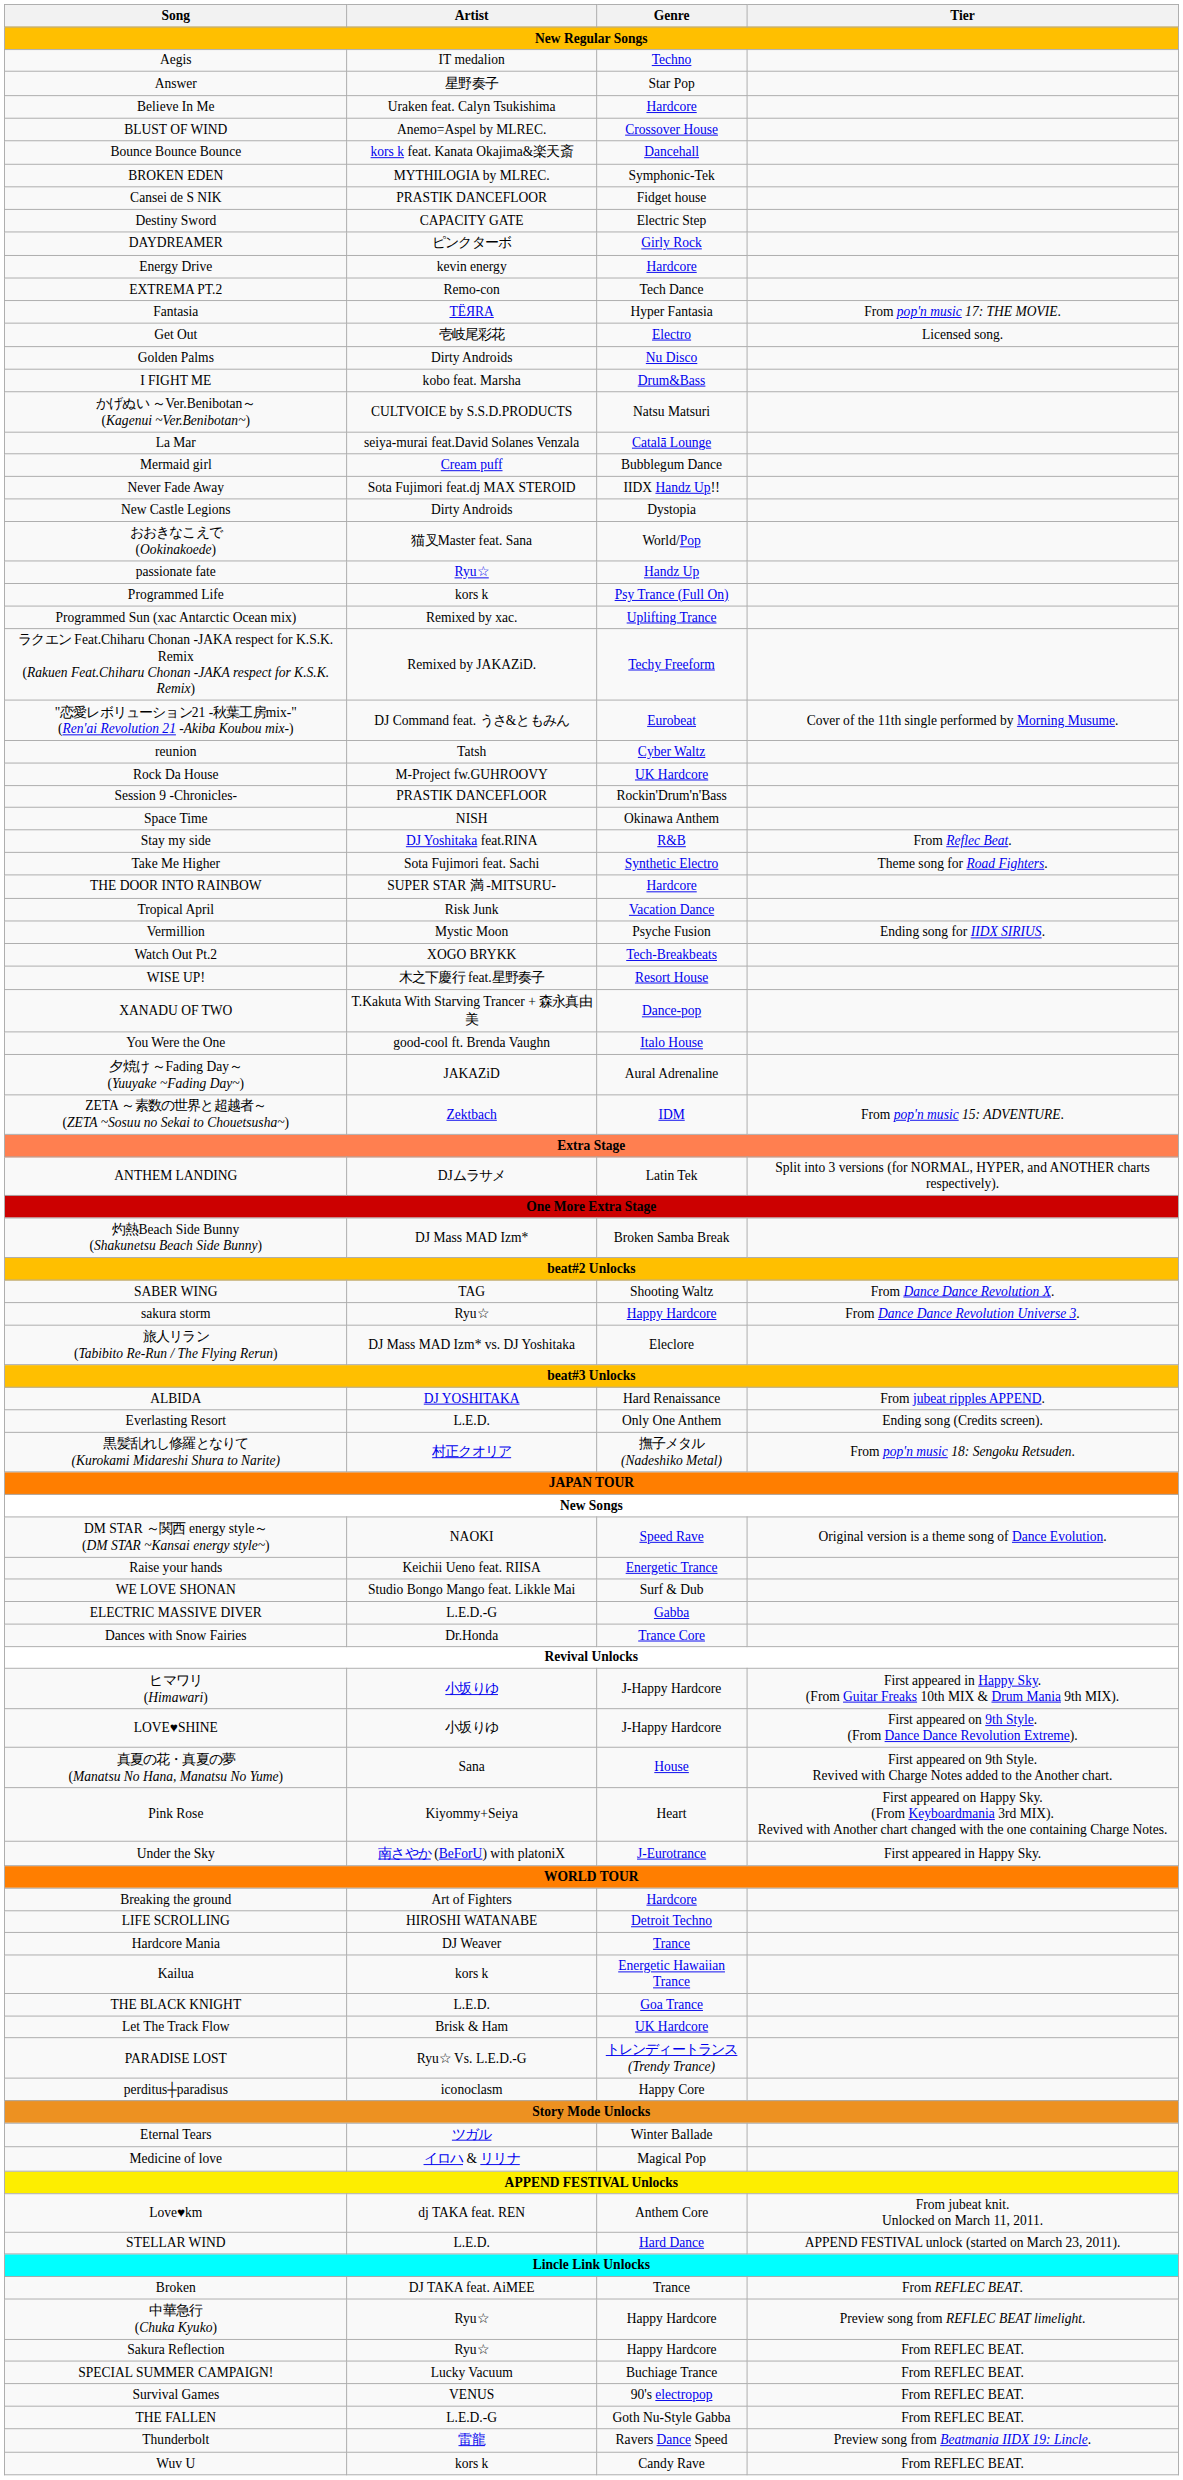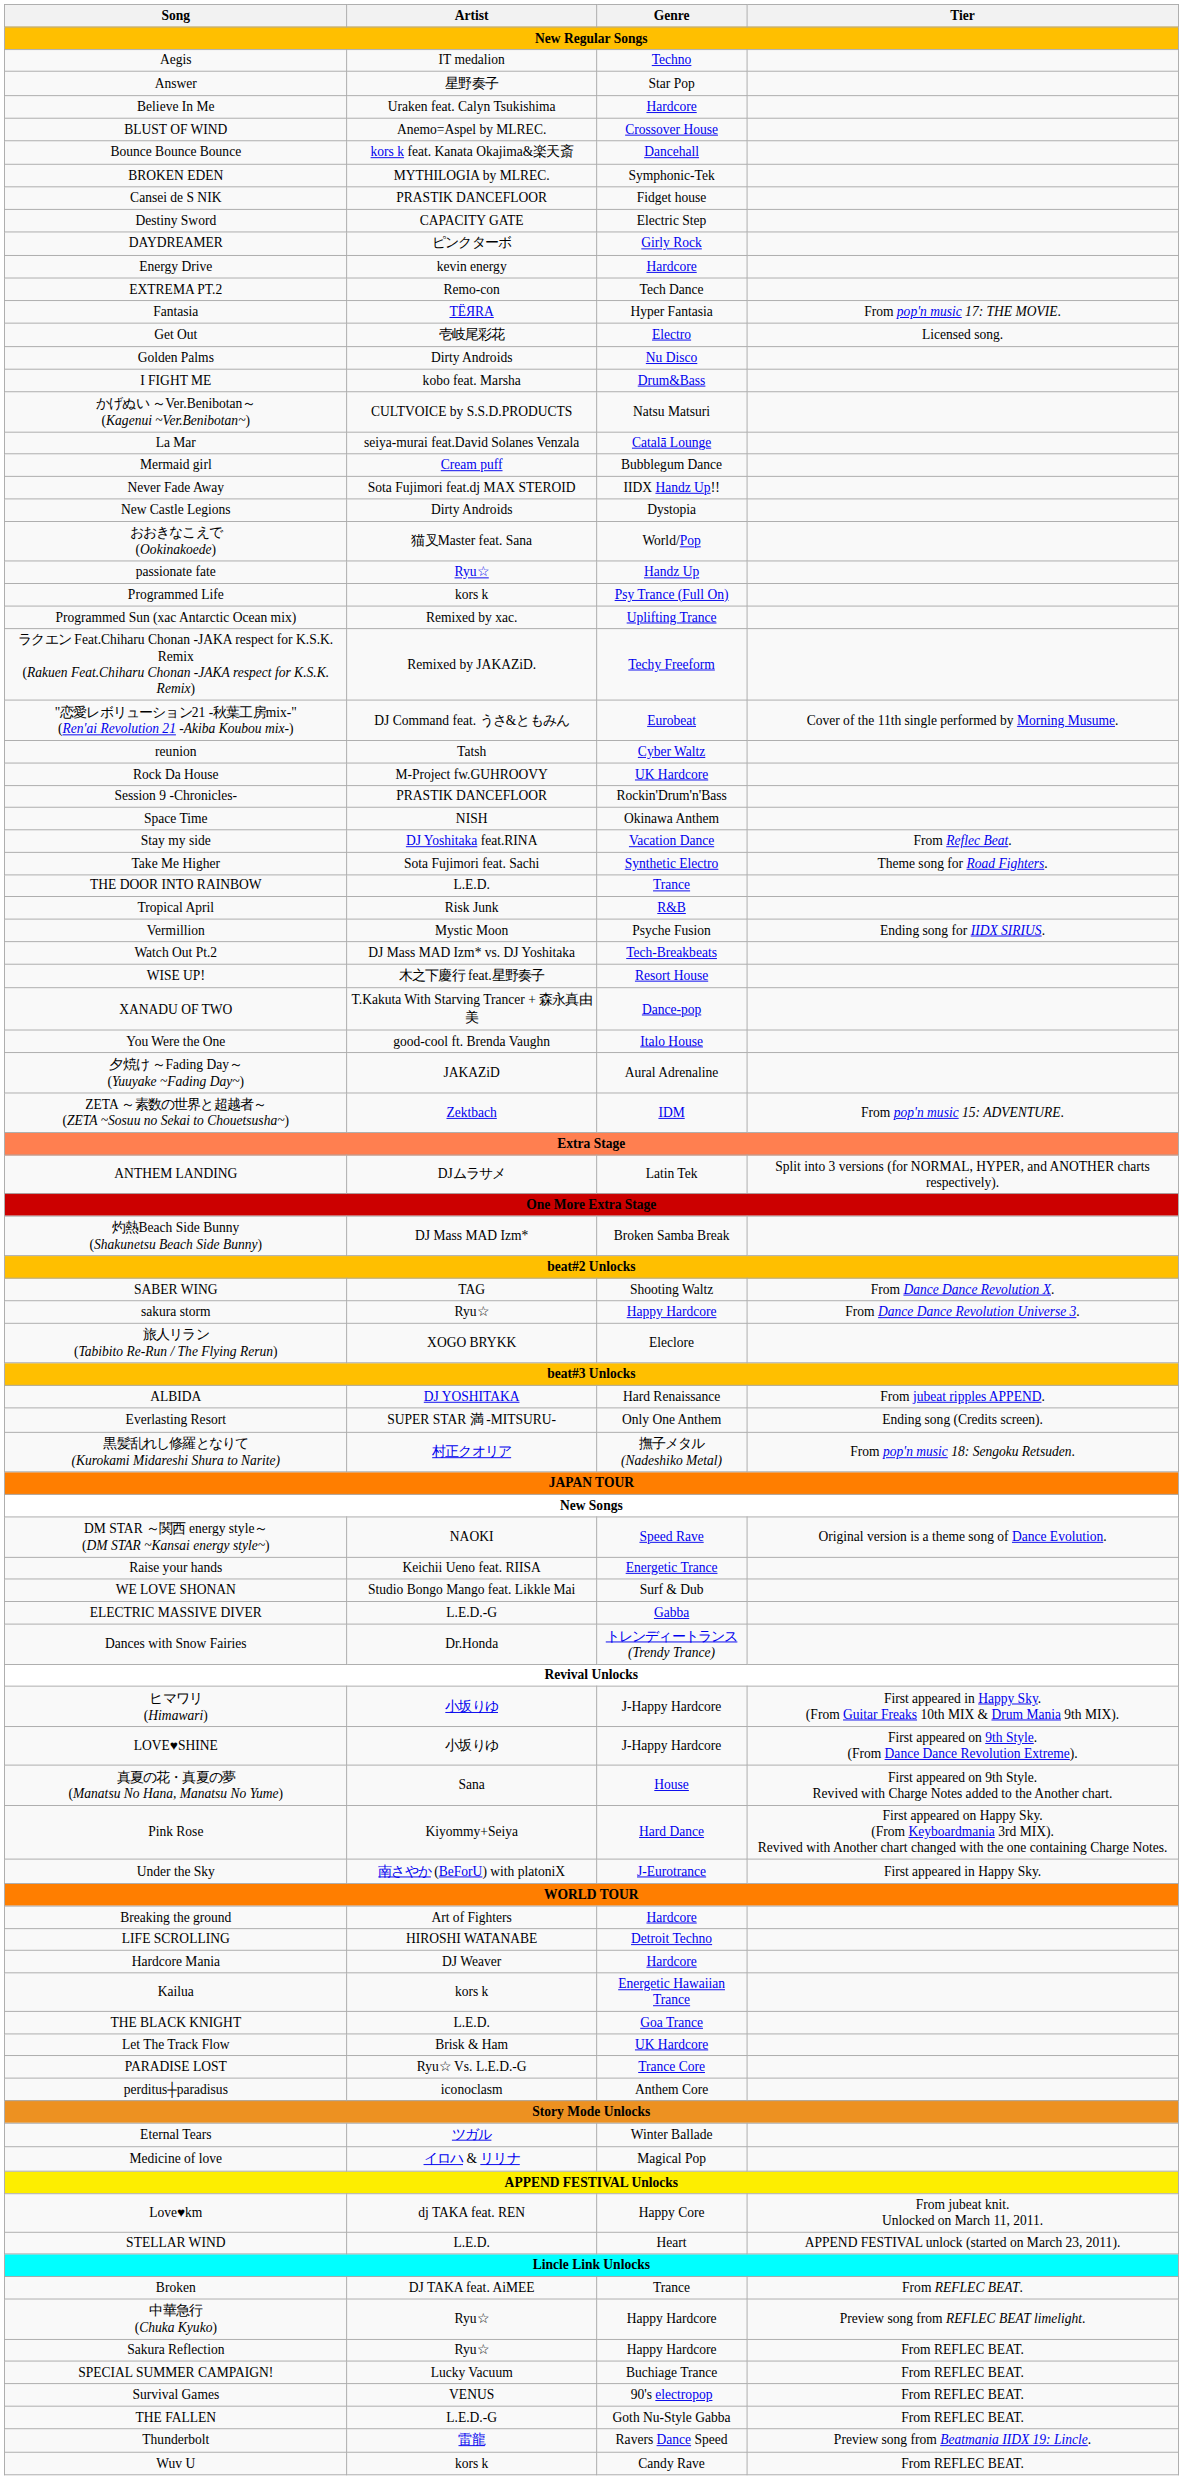(672, 841) R&B -> (672, 841) Vacation Dance
(472, 886) SUPER STAR 満 -MITSURU- -> (472, 886) L.E.D.
(672, 886) Hardcore -> (672, 886) Trance
(672, 910) Vacation Dance -> (672, 908) R&B
(472, 954) XOGO BRYKK -> (472, 952) DJ Mass MAD Izm* vs. DJ Yoshitaka
(472, 1345) DJ Mass MAD Izm* vs. DJ Yoshitaka -> (472, 1343) XOGO BRYKK
(472, 1421) L.E.D. -> (472, 1420) SUPER STAR 満 -MITSURU-
(672, 1635) Trance Core -> (672, 1644) トレンディートランス (Trendy Trance)
(672, 1814) Heart -> (672, 1832) Hard Dance
(672, 1944) Trance -> (672, 1962) Hardcore
(672, 2058) トレンディートランス (Trendy Trance) -> (672, 2067) Trance Core
(672, 2089) Happy Core -> (672, 2089) Anthem Core
(672, 2213) Anthem Core -> (672, 2213) Happy Core
(672, 2243) Hard Dance -> (672, 2243) Heart
